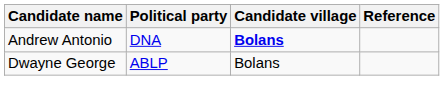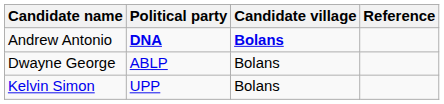(145, 39) normal -> (146, 39) bold
+ row: (51, 87)
